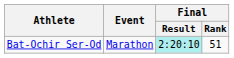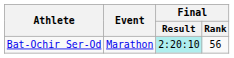(215, 44) 51 -> (215, 44) 56
